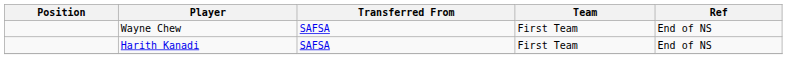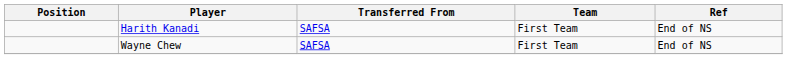rows swapped: (151, 29) <-> (160, 45)
